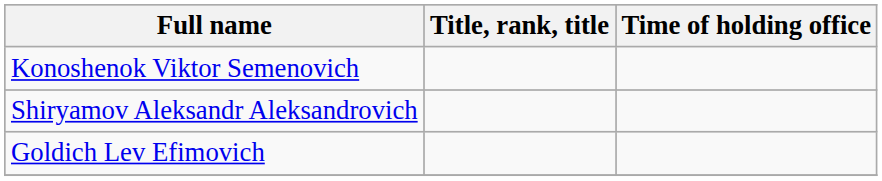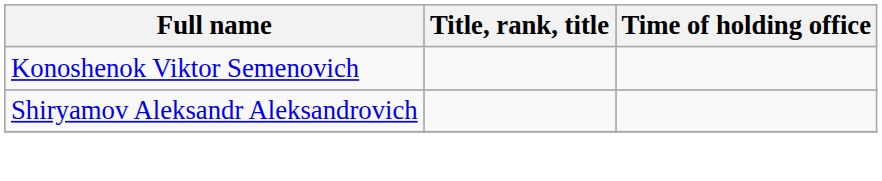- row: (138, 152)
